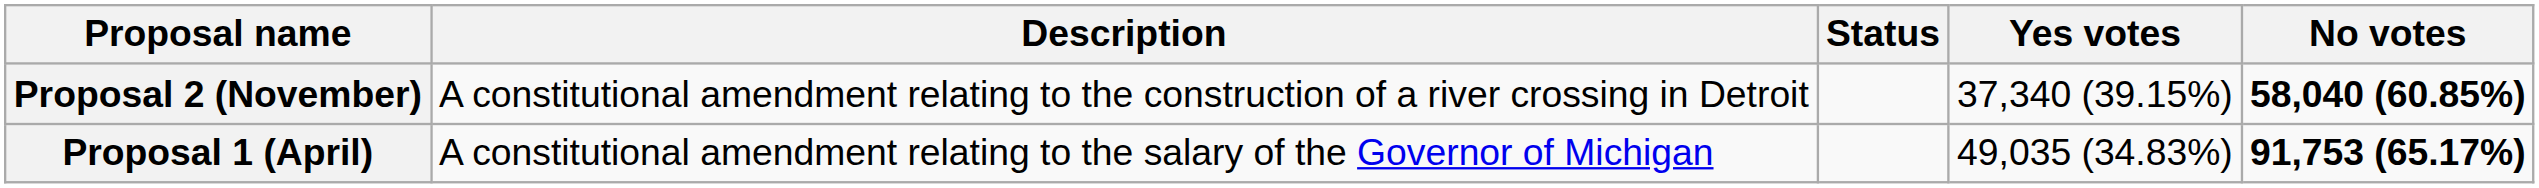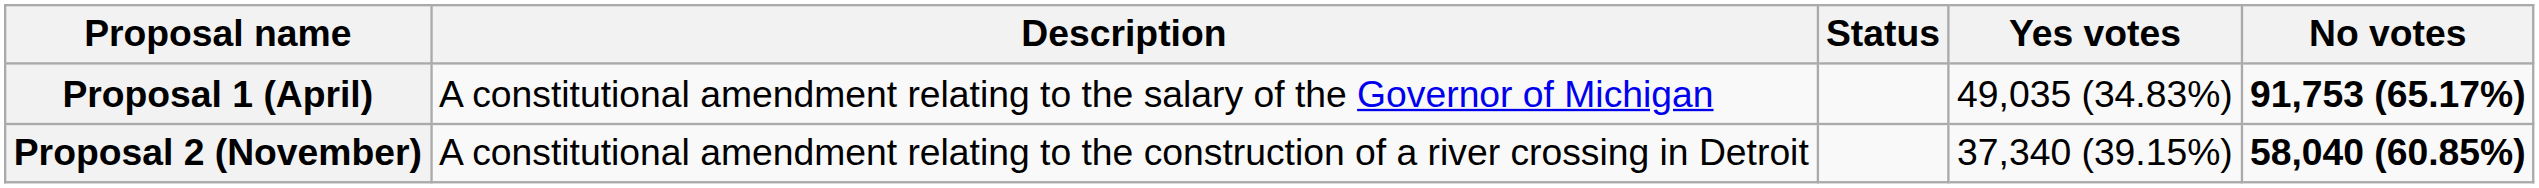rows swapped: (218, 152) <-> (218, 93)
